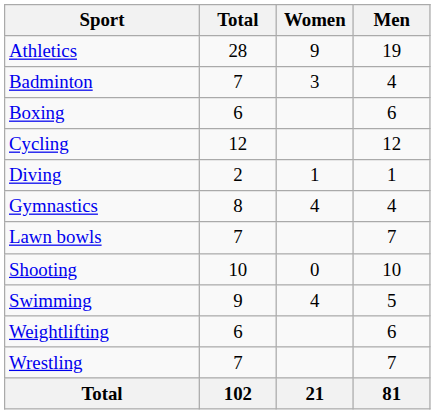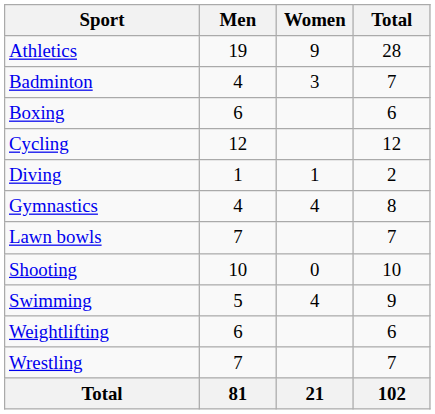columns swapped: (392, 20) <-> (238, 20)
